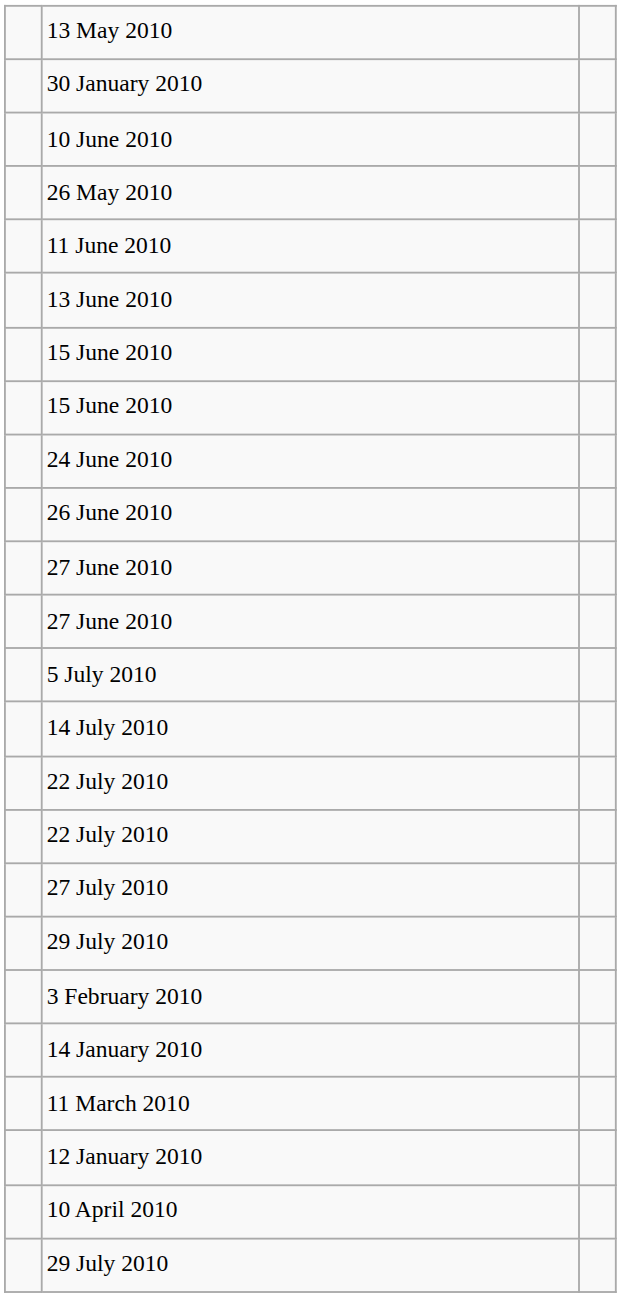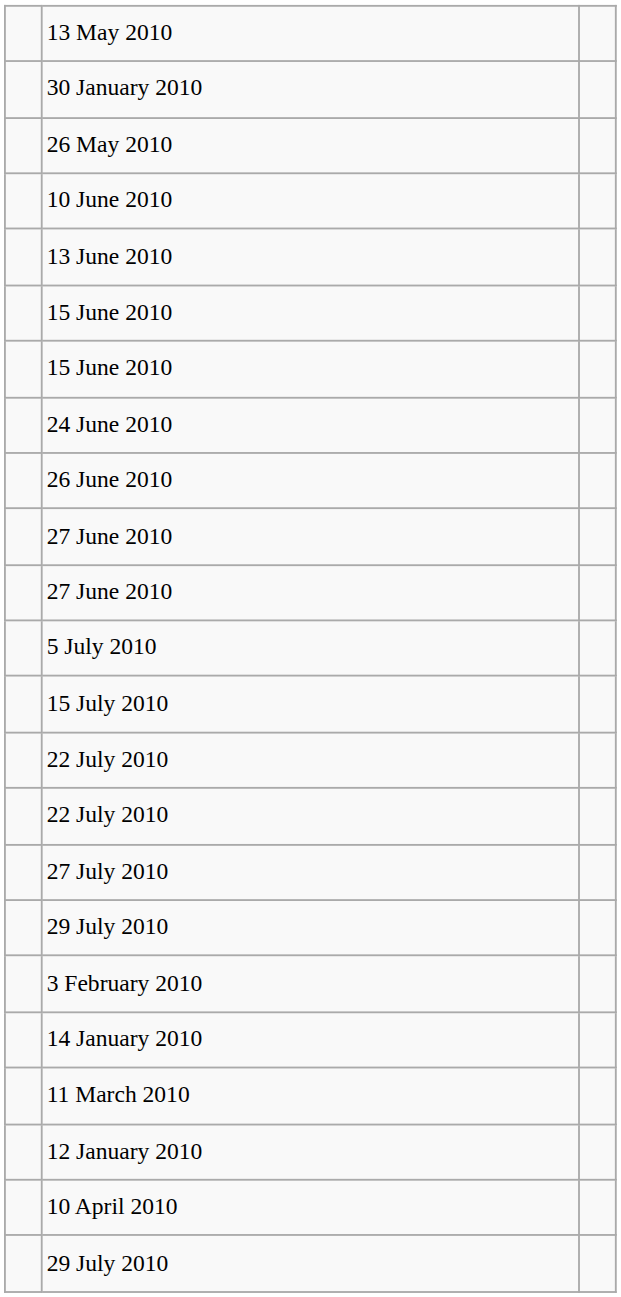rows swapped: (23, 193) <-> (23, 139)
- row: (23, 247)
+ row: (23, 704)
- row: (23, 729)
